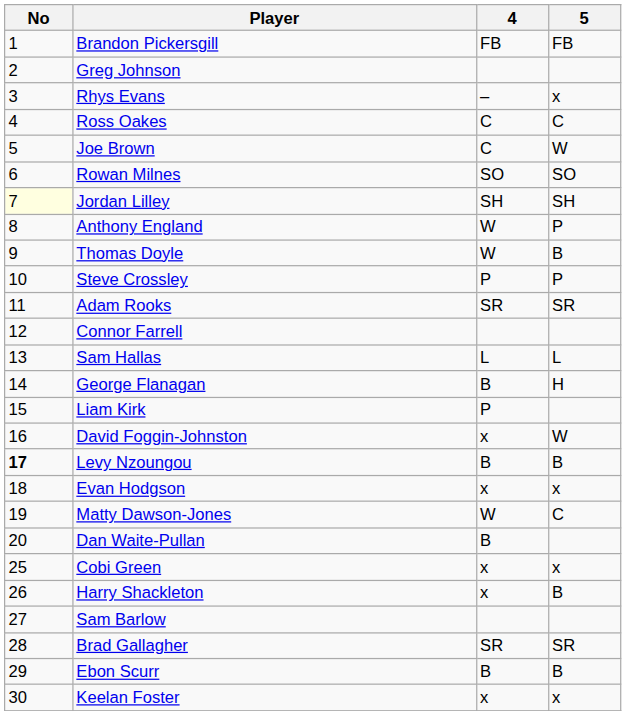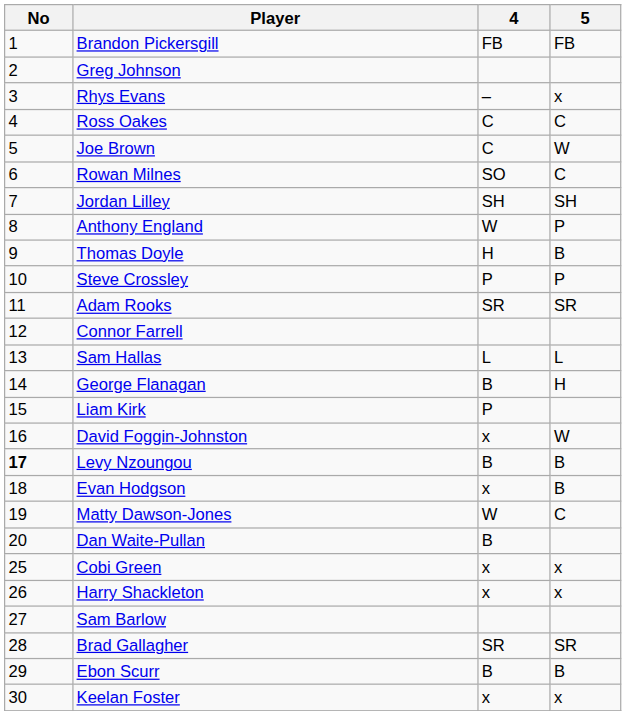(564, 174) SO -> (560, 174) C
(13, 200) lightyellow background -> (13, 200) no background
(488, 253) W -> (488, 253) H
(556, 488) x -> (559, 488) B
(558, 593) B -> (558, 593) x
